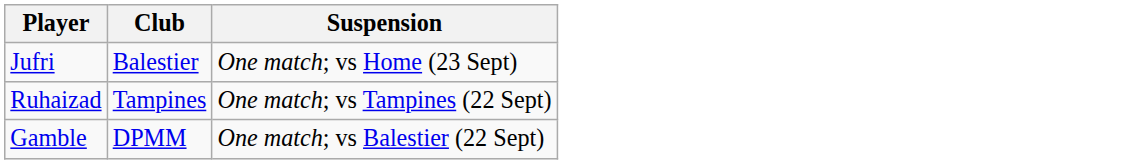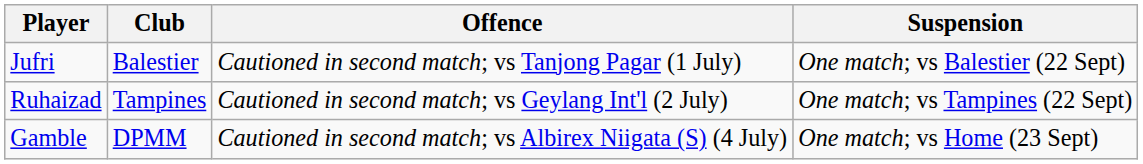+ column: (502, 23)
(367, 61) One match; vs Home (23 Sept) -> (962, 61) One match; vs Balestier (22 Sept)
(381, 138) One match; vs Balestier (22 Sept) -> (948, 138) One match; vs Home (23 Sept)
